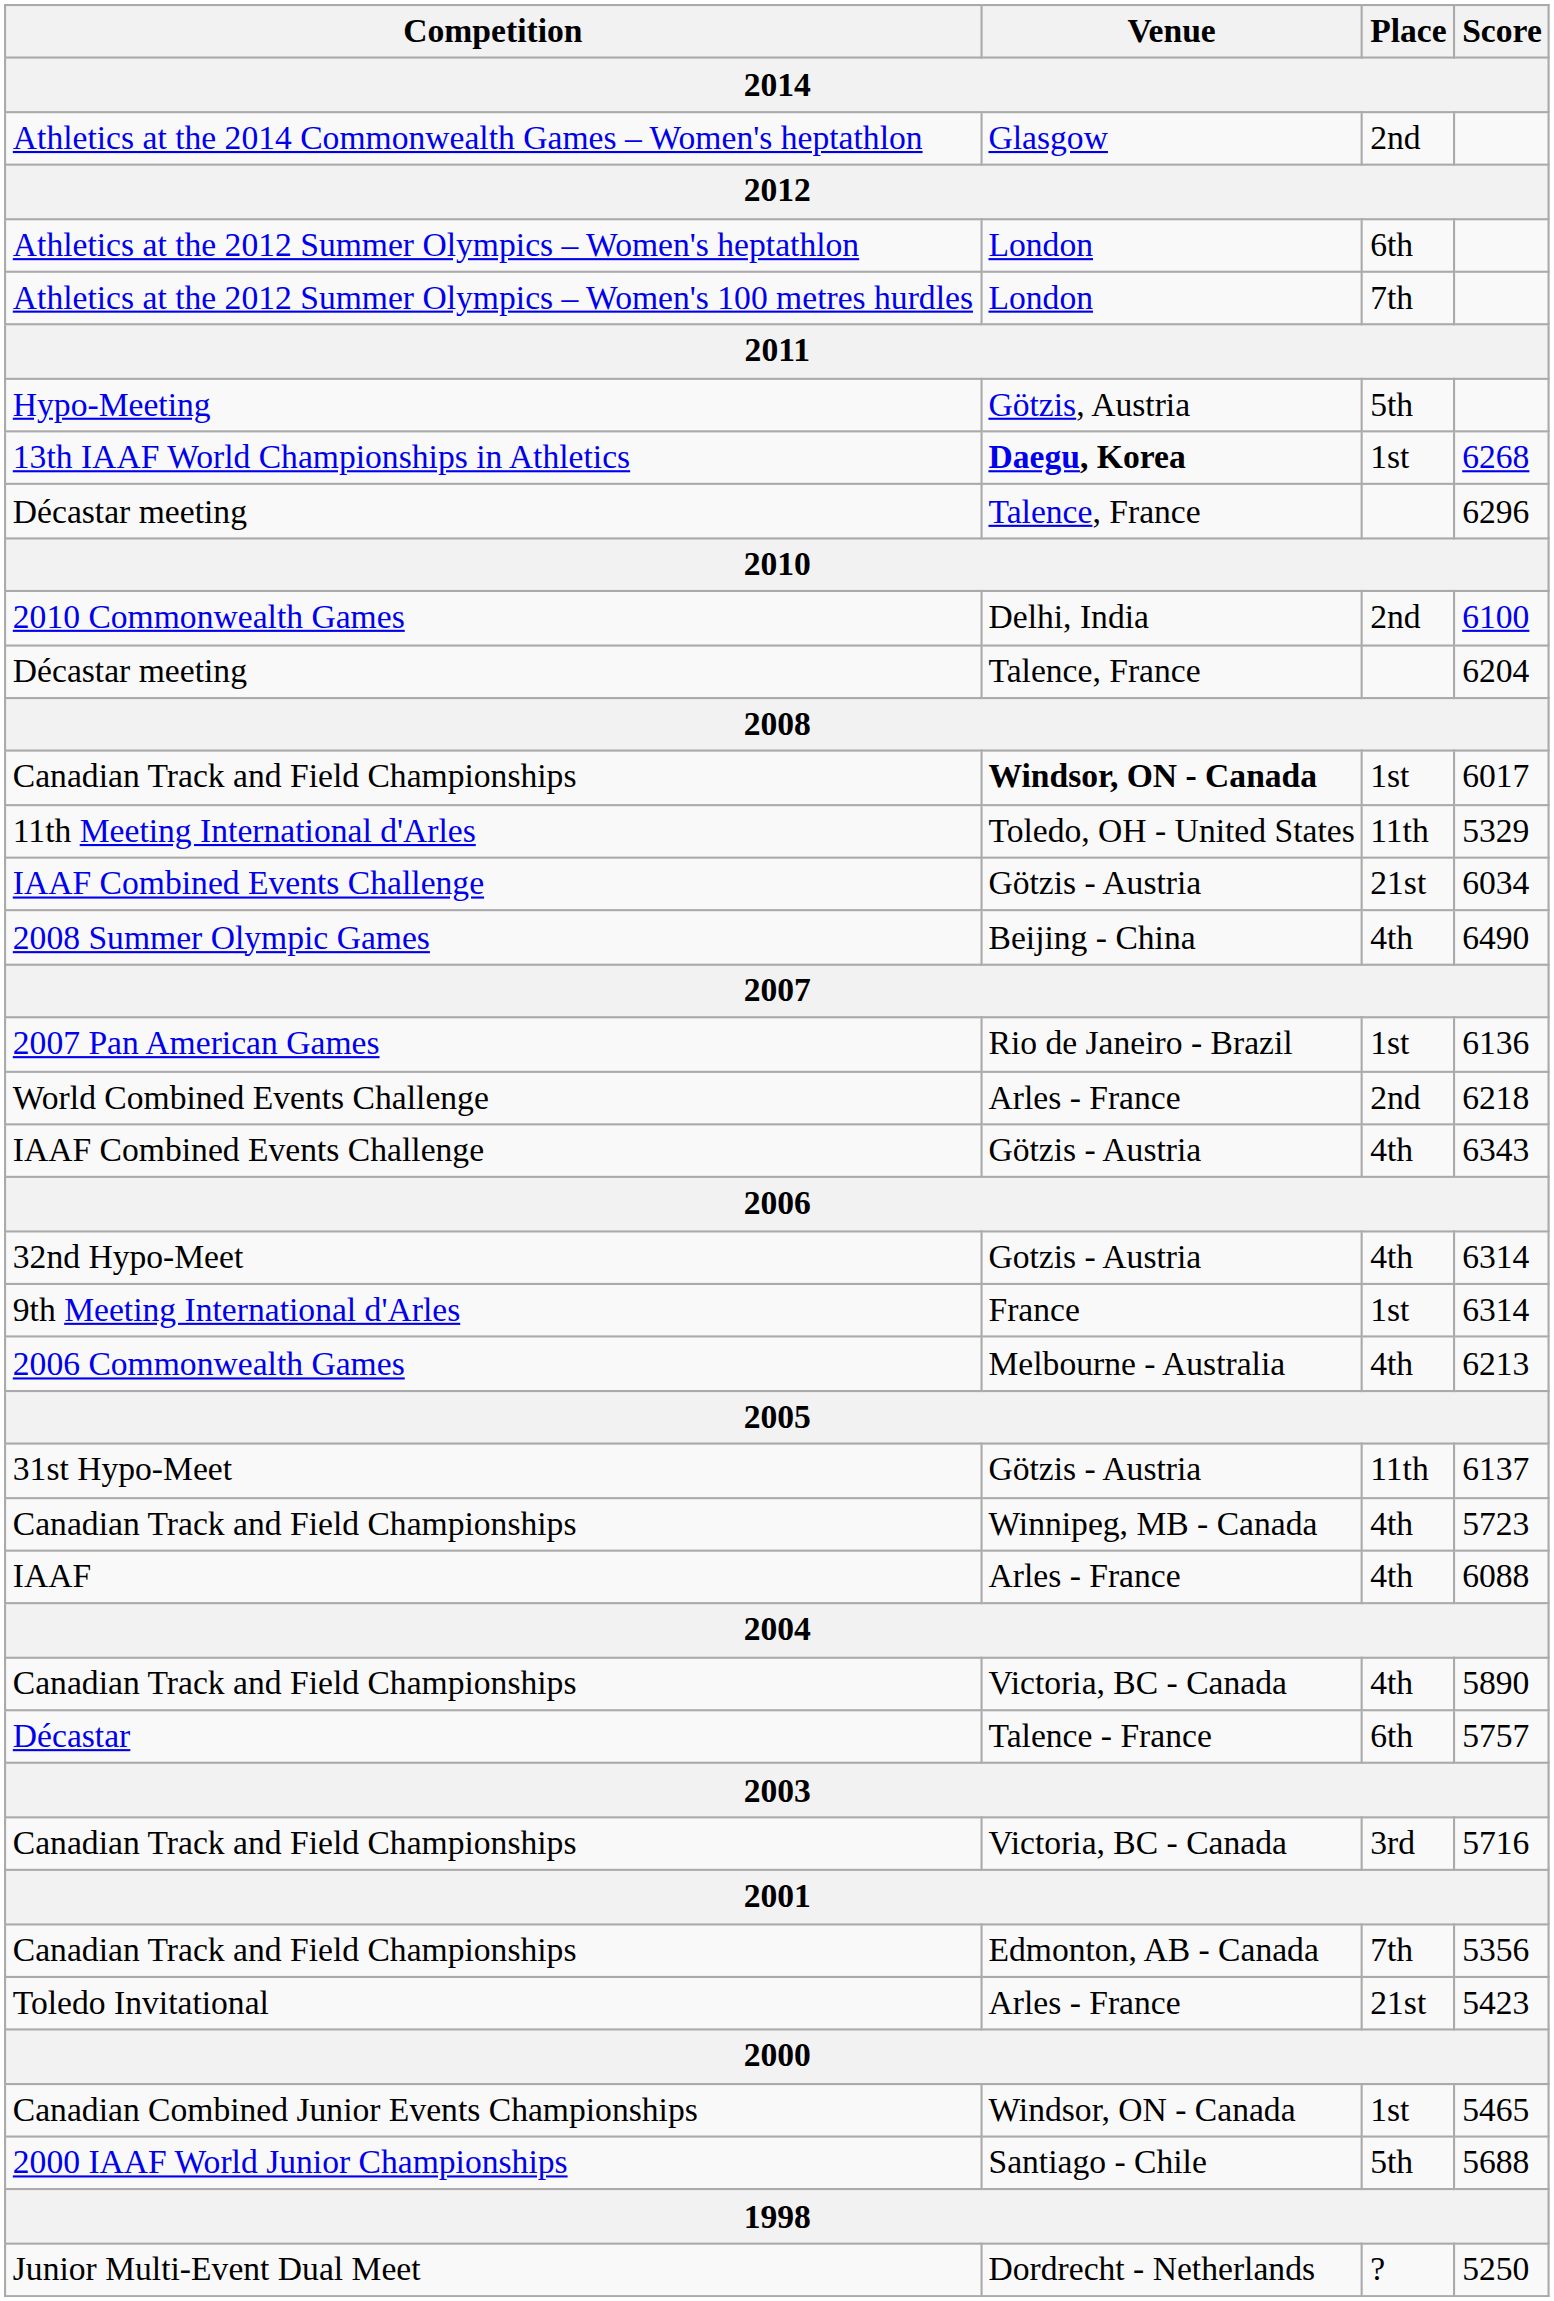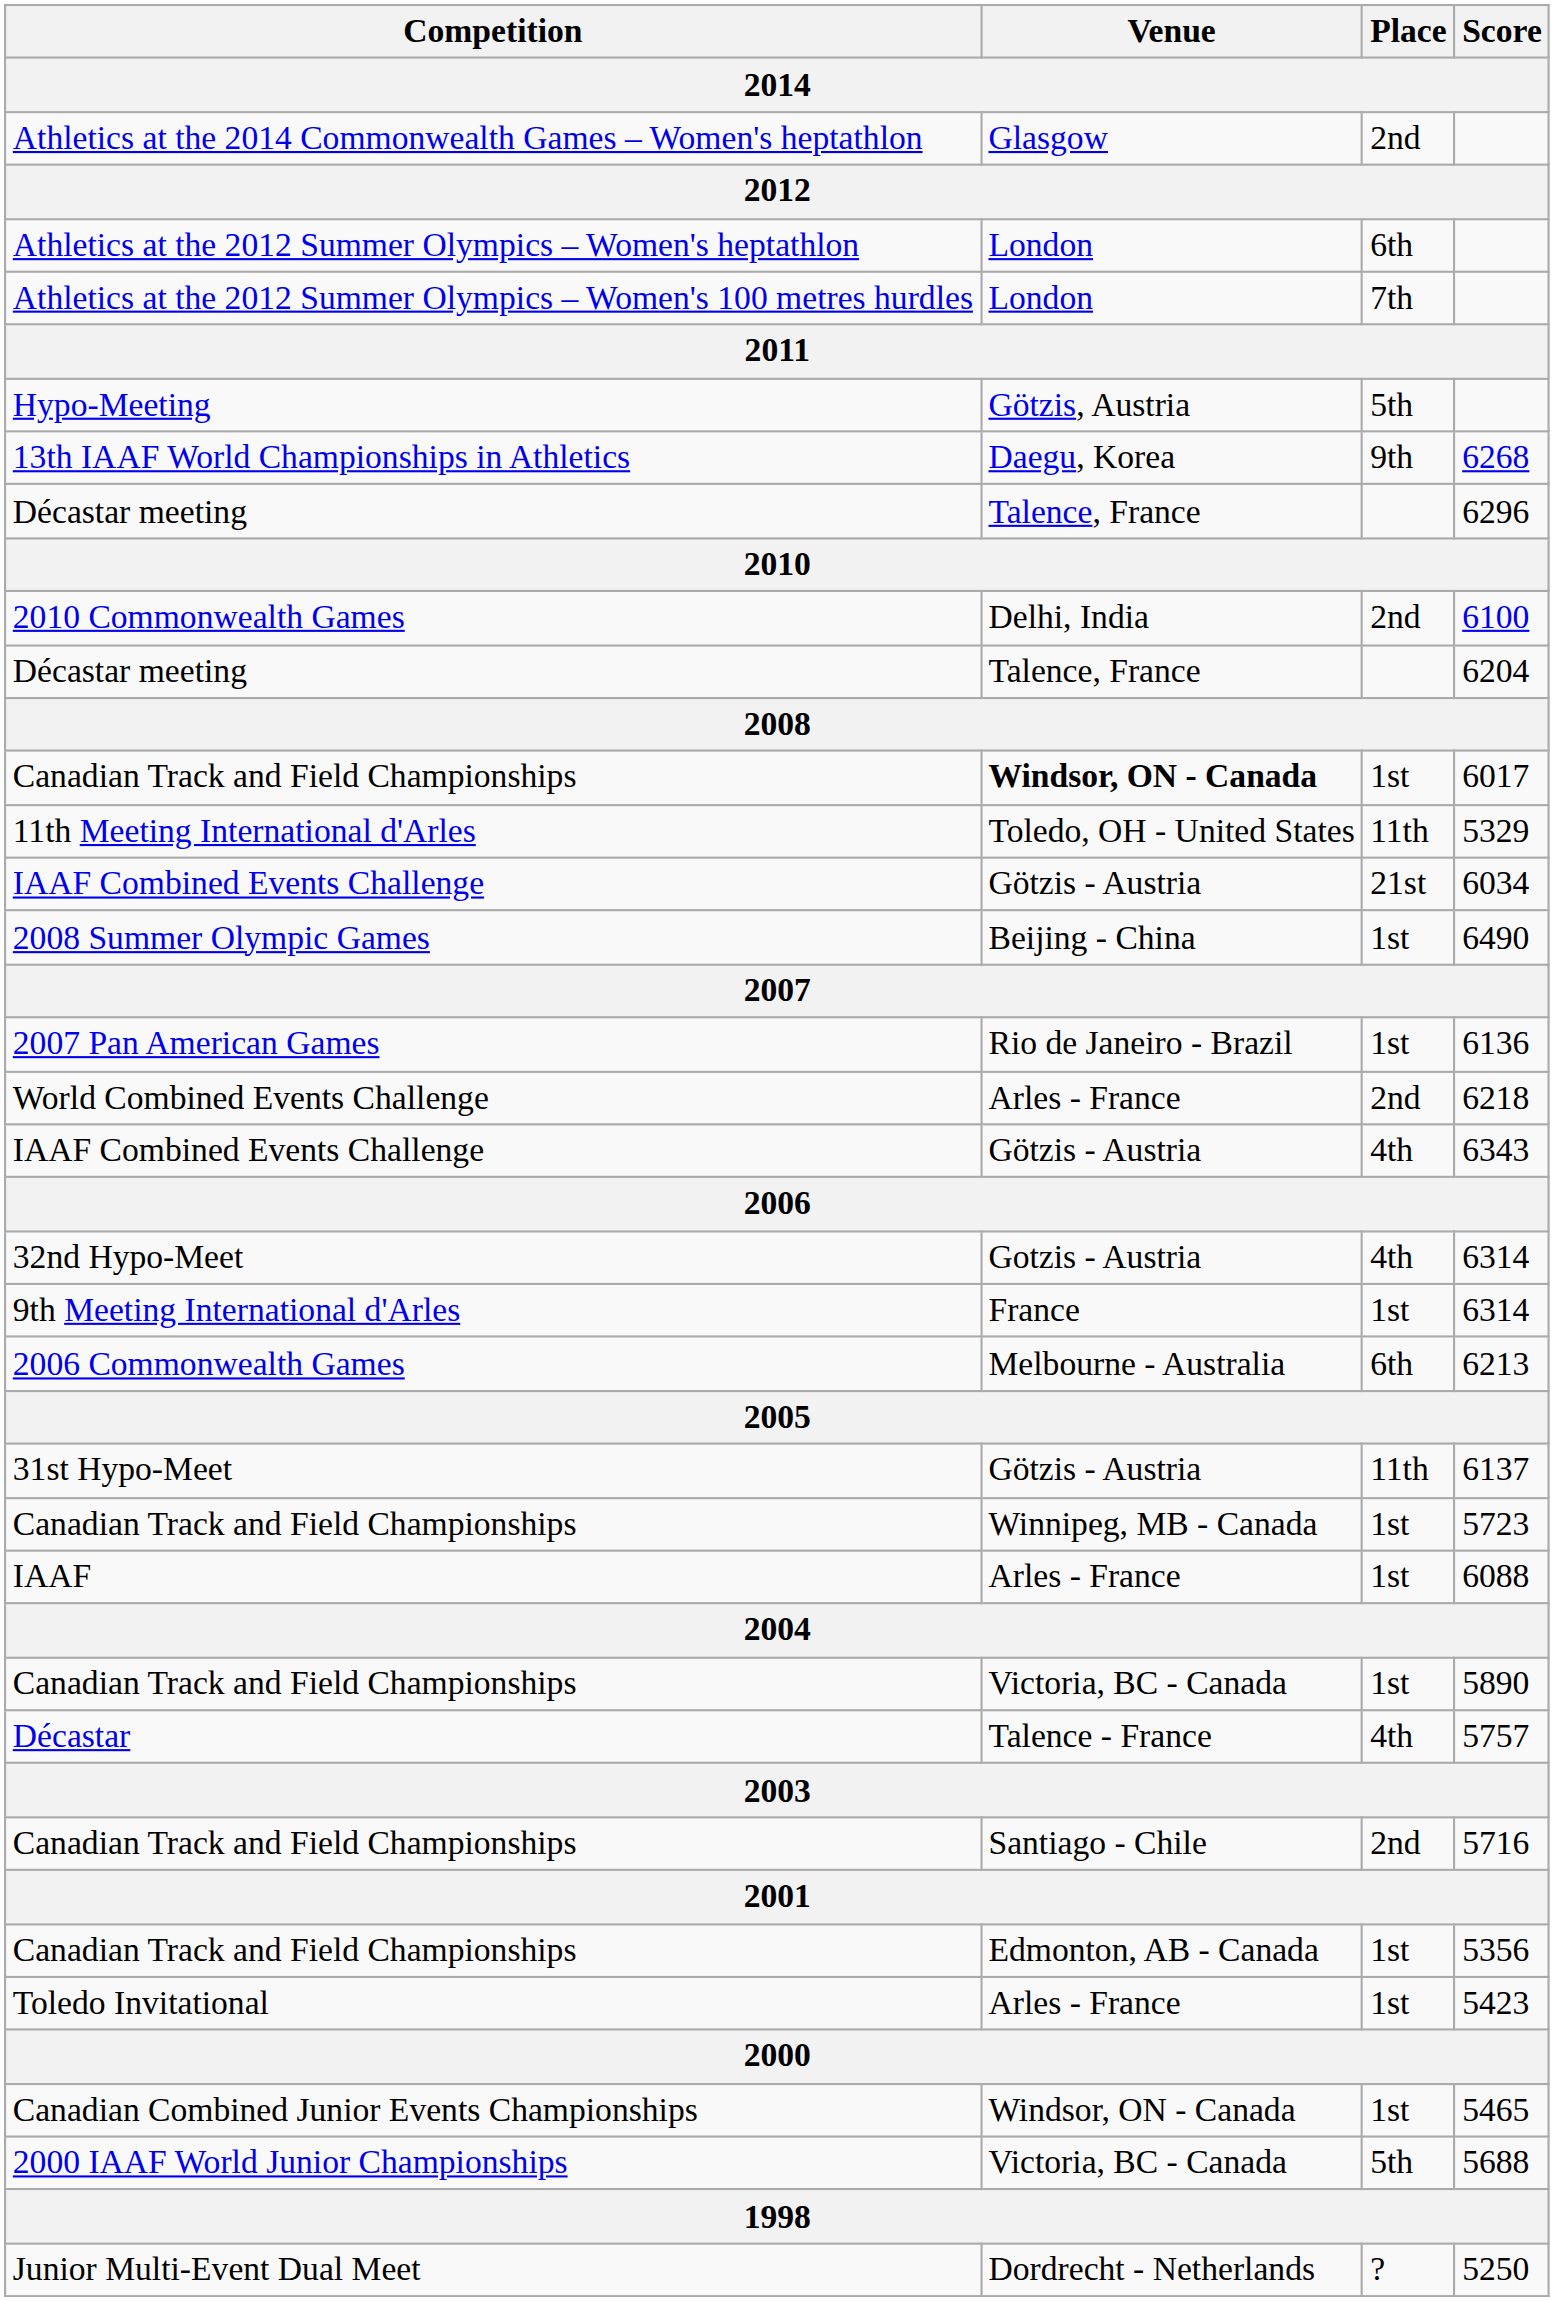(1087, 457) bold -> (1082, 457) normal
(1390, 457) 1st -> (1392, 457) 9th
(1392, 937) 4th -> (1390, 937) 1st
(1392, 1363) 4th -> (1392, 1363) 6th
(1392, 1523) 4th -> (1390, 1523) 1st
(1392, 1576) 4th -> (1390, 1576) 1st
(1392, 1683) 4th -> (1390, 1683) 1st
(1392, 1736) 6th -> (1392, 1736) 4th
(1138, 1842) Victoria, BC - Canada -> (1098, 1842) Santiago - Chile
(1393, 1842) 3rd -> (1395, 1842) 2nd
(1392, 1949) 7th -> (1390, 1949) 1st
(1398, 2002) 21st -> (1390, 2002) 1st
(1098, 2162) Santiago - Chile -> (1138, 2162) Victoria, BC - Canada
